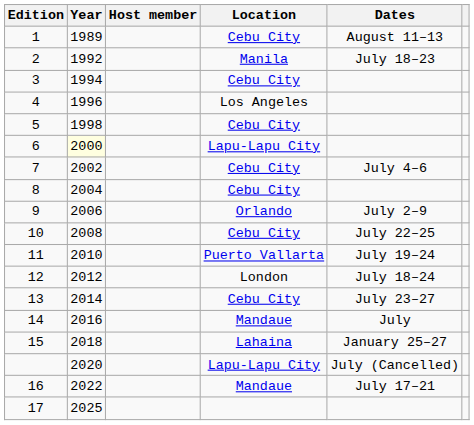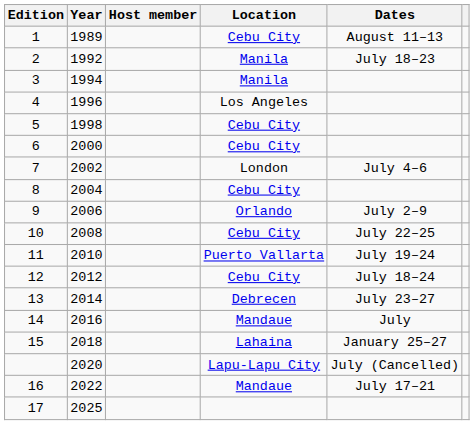(264, 81) Cebu City -> (264, 81) Manila
(86, 146) lightyellow background -> (86, 146) no background
(264, 146) Lapu-Lapu City -> (264, 146) Cebu City
(264, 168) Cebu City -> (264, 168) London
(264, 277) London -> (264, 277) Cebu City
(264, 299) Cebu City -> (264, 299) Debrecen
